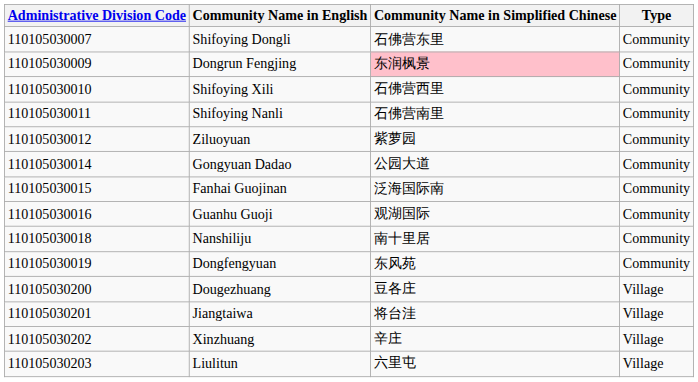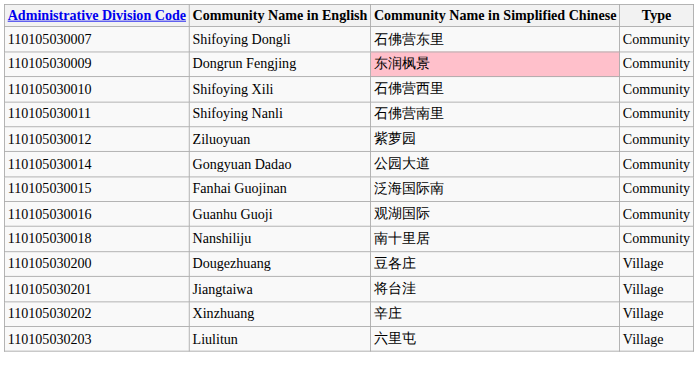- row: (234, 264)
